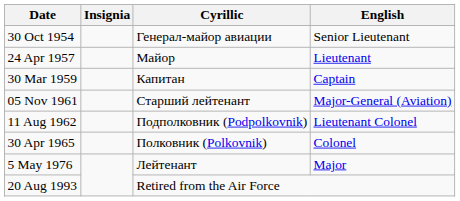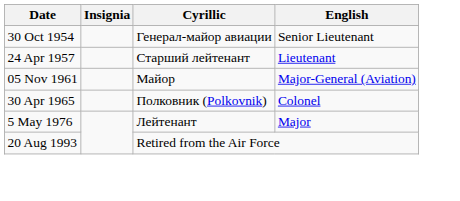(156, 57) Майор -> (193, 57) Старший лейтенант
- row: (42, 79)
(193, 100) Старший лейтенант -> (156, 79) Майор
- row: (42, 121)
